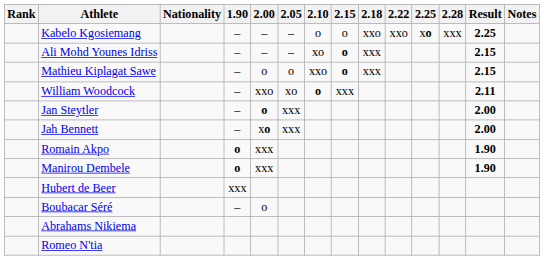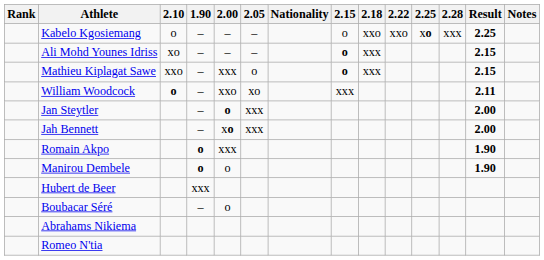columns swapped: (192, 14) <-> (318, 14)
(264, 71) o -> (227, 71) xxx
(264, 168) xxx -> (227, 168) o
